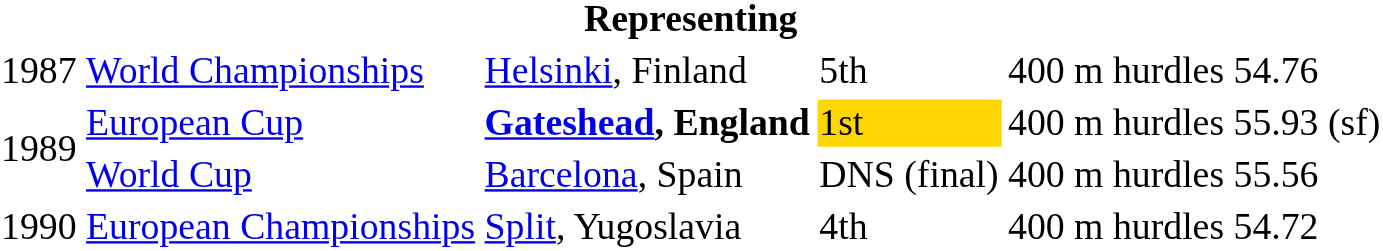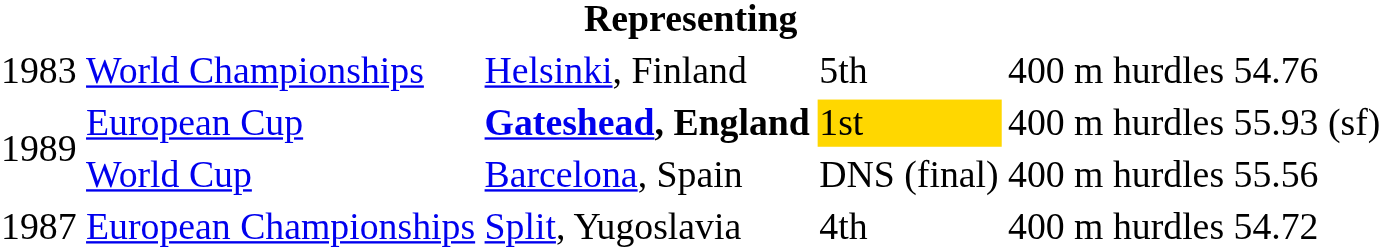(39, 70) 1987 -> (39, 70) 1983
(39, 226) 1990 -> (39, 226) 1987
